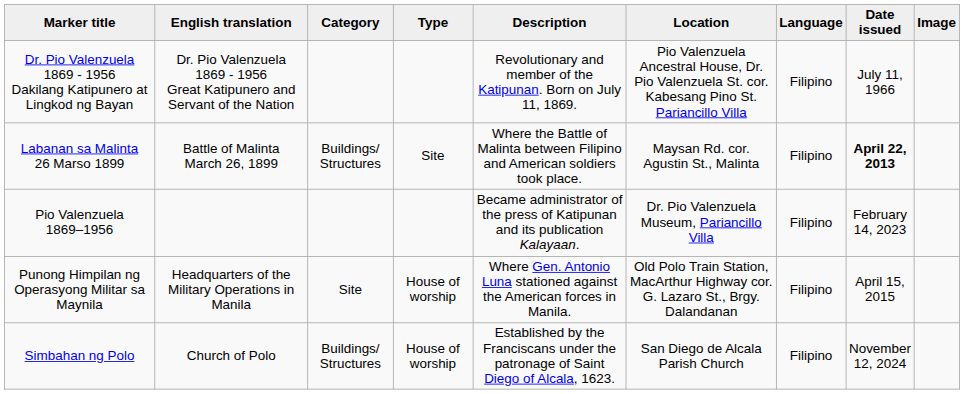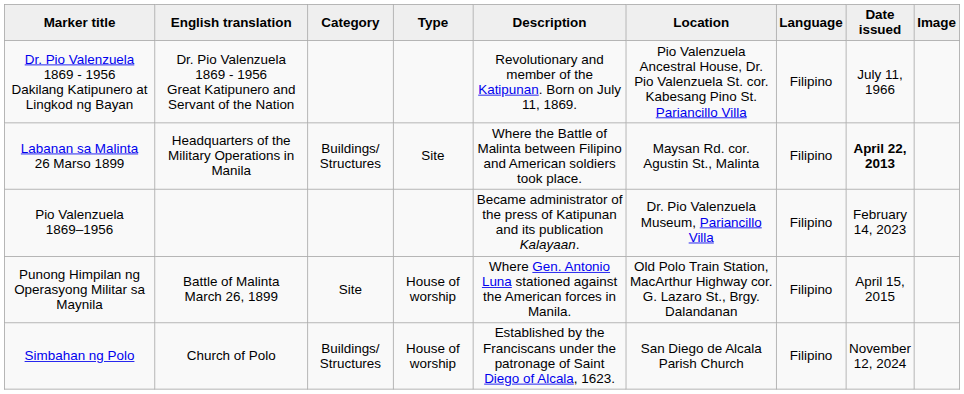(231, 156) Battle of Malinta March 26, 1899 -> (231, 156) Headquarters of the Military Operations in Manila
(231, 289) Headquarters of the Military Operations in Manila -> (231, 289) Battle of Malinta March 26, 1899
